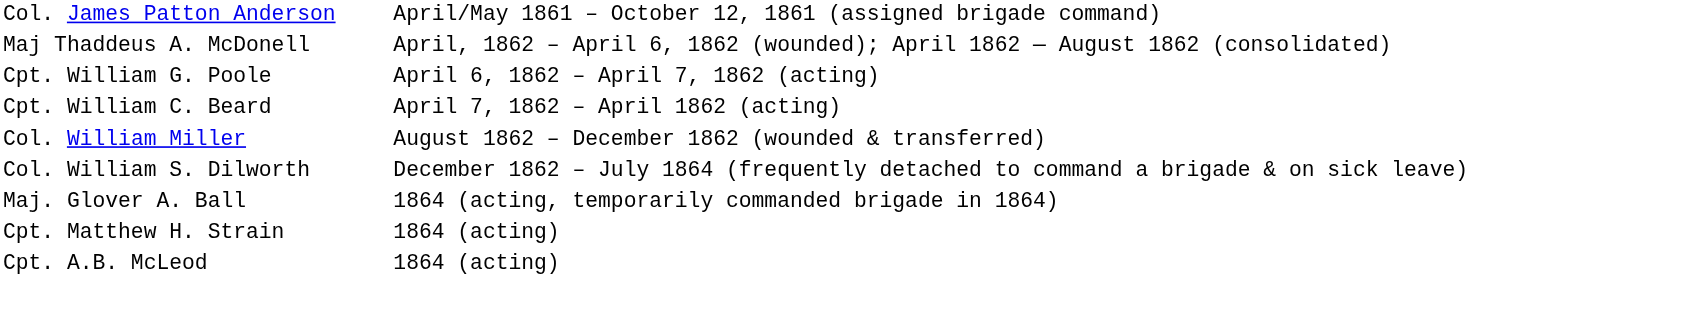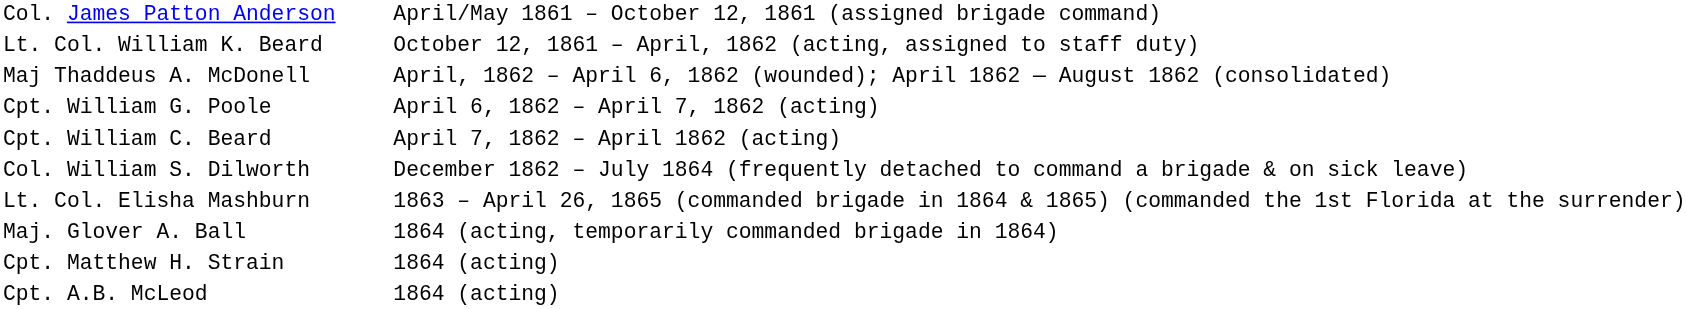+ row: (188, 45)
- row: (150, 139)
+ row: (156, 201)
